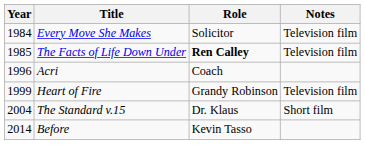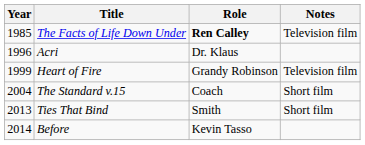- row: (94, 33)
(207, 71) Coach -> (215, 52) Dr. Klaus
(215, 110) Dr. Klaus -> (207, 91) Coach
+ row: (73, 110)
